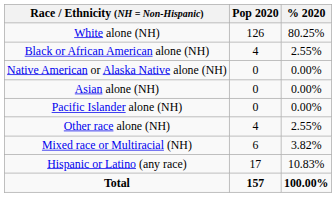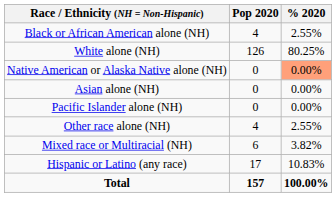rows swapped: (117, 32) <-> (117, 51)
(306, 70) no background -> (306, 70) lightsalmon background
